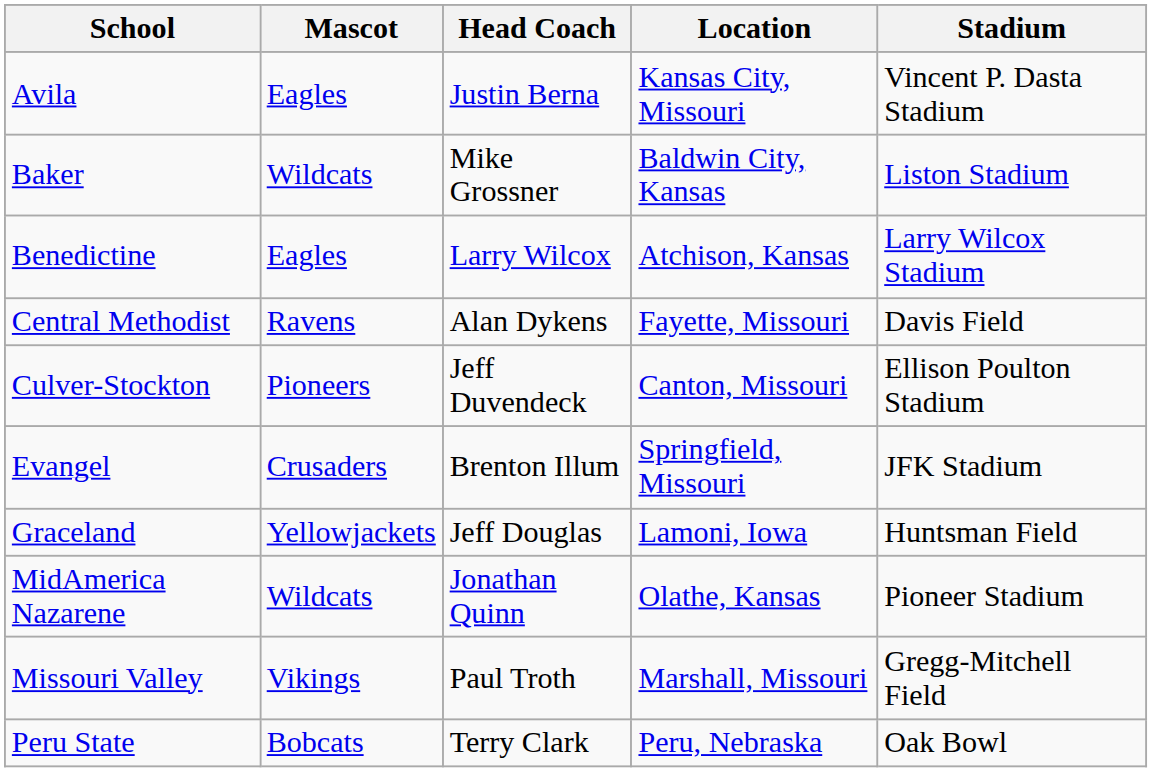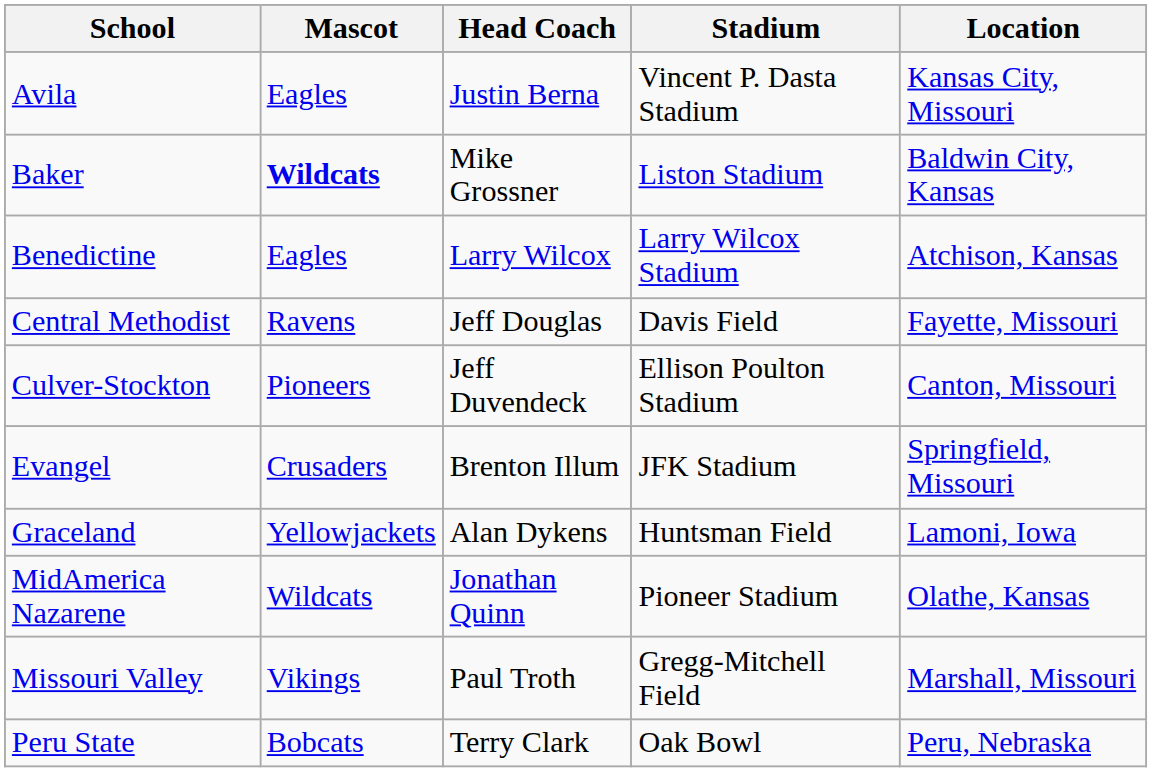columns swapped: (754, 28) <-> (1012, 28)
(320, 174) normal -> (323, 174) bold
(529, 320) Alan Dykens -> (526, 320) Jeff Douglas
(526, 531) Jeff Douglas -> (529, 531) Alan Dykens
